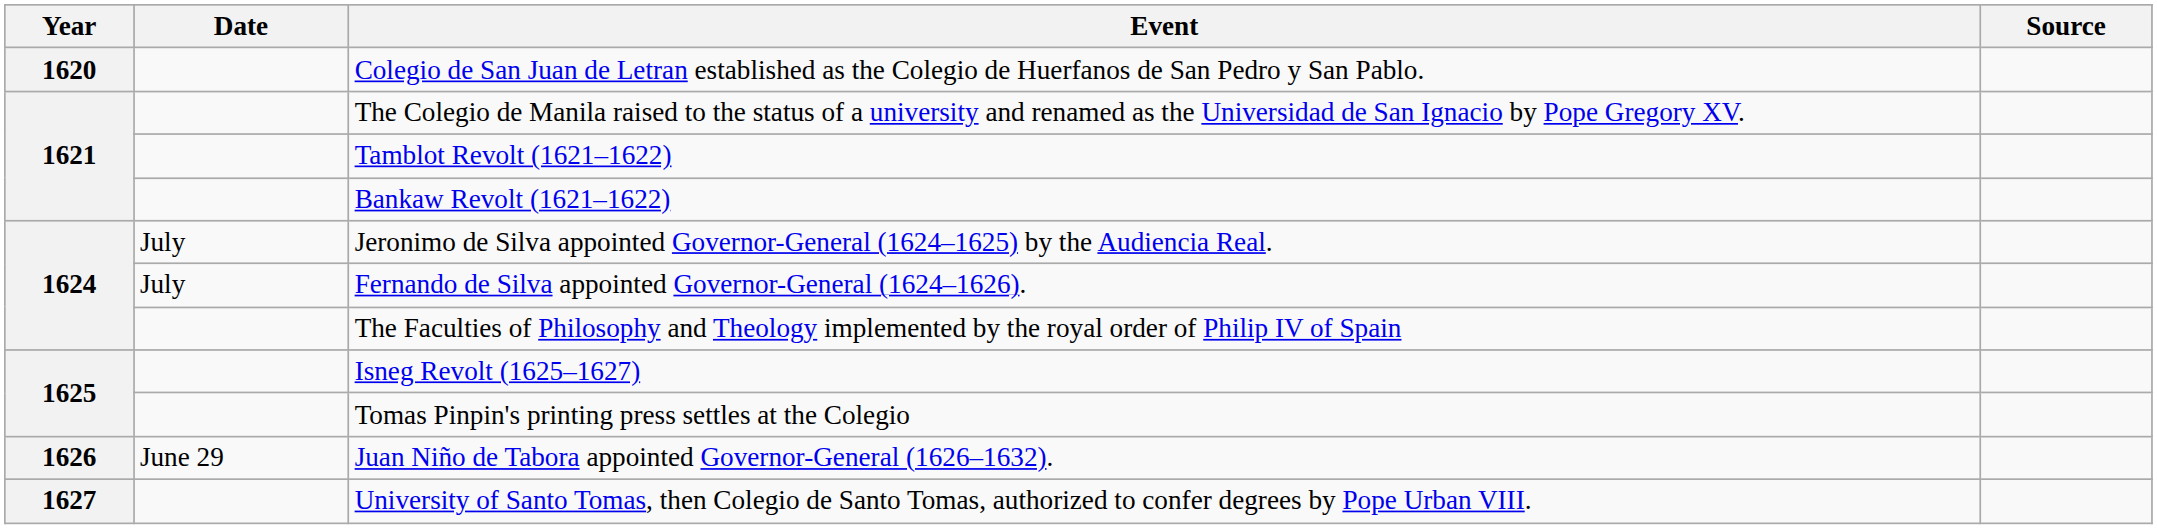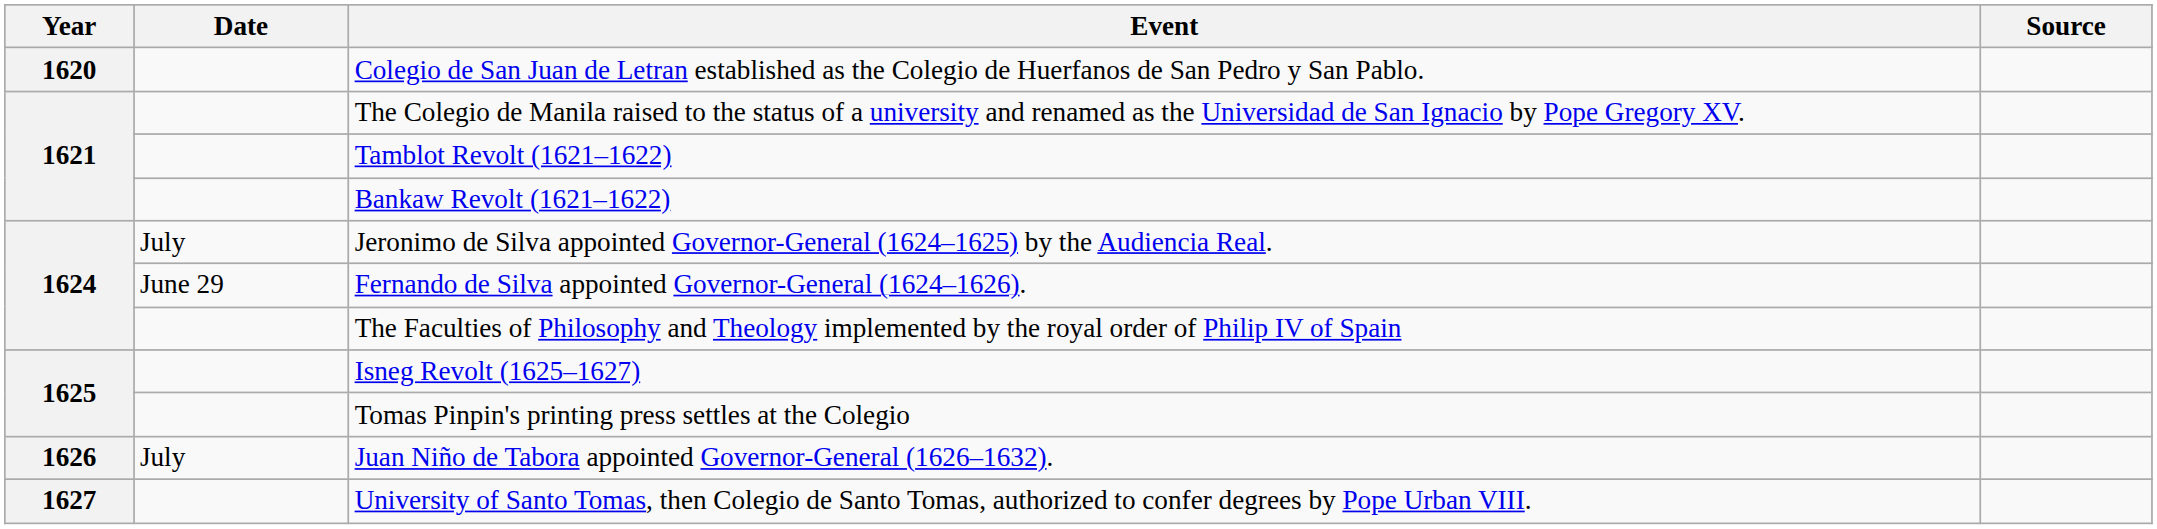(163, 284) July -> (182, 284) June 29
(182, 457) June 29 -> (163, 457) July
